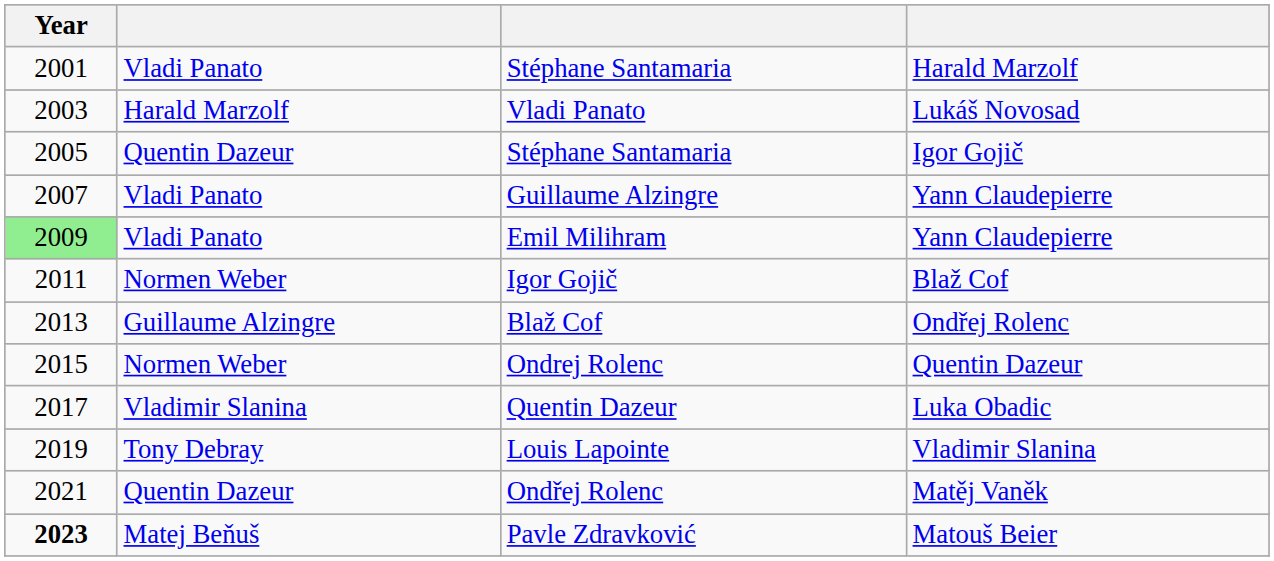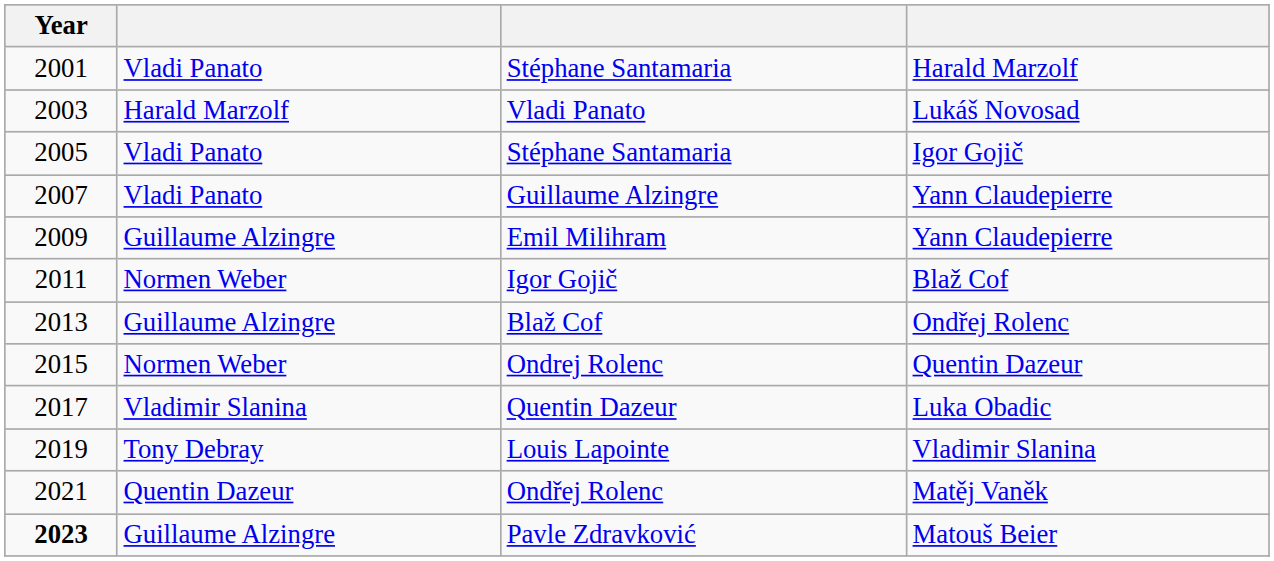(208, 152) Quentin Dazeur -> (193, 152) Vladi Panato
(61, 237) lightgreen background -> (61, 237) no background
(193, 237) Vladi Panato -> (229, 237) Guillaume Alzingre
(191, 534) Matej Beňuš -> (229, 534) Guillaume Alzingre
